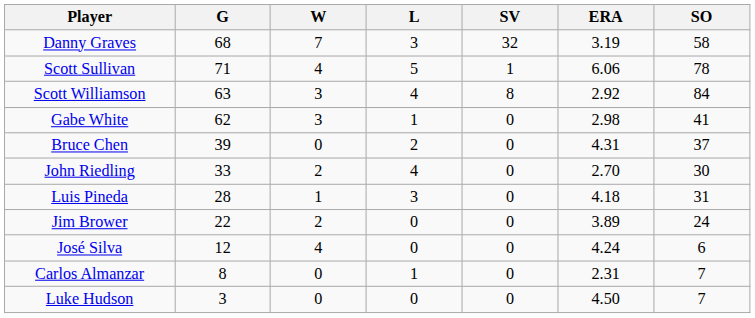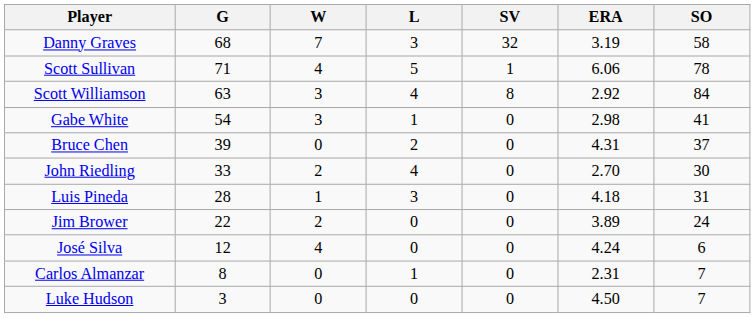(223, 119) 62 -> (223, 119) 54
